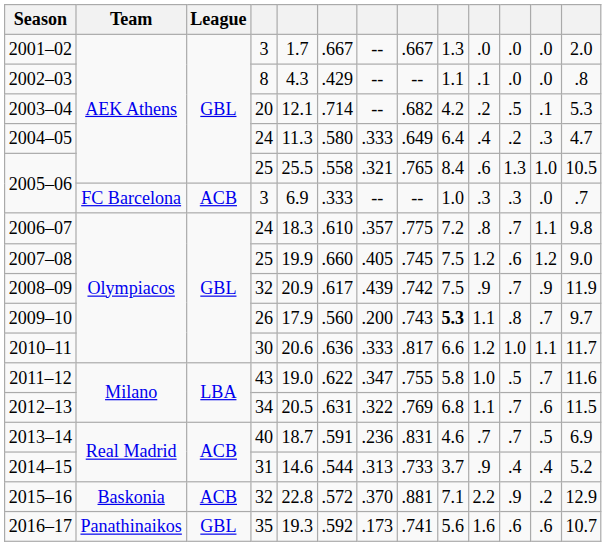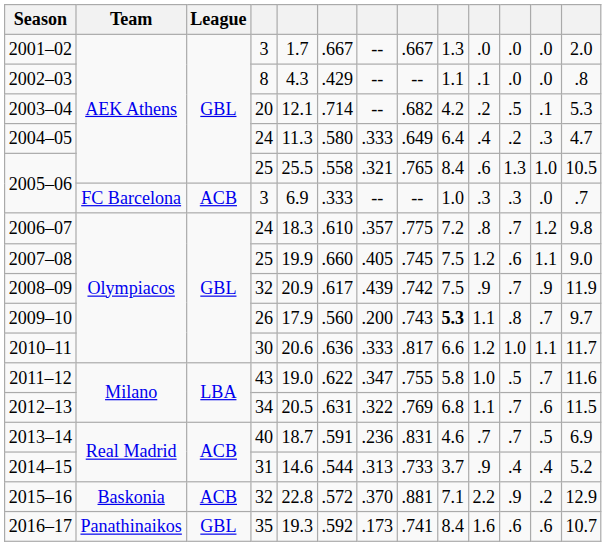(546, 228) 1.1 -> (546, 228) 1.2
(546, 258) 1.2 -> (546, 258) 1.1
(453, 526) 5.6 -> (453, 526) 8.4
